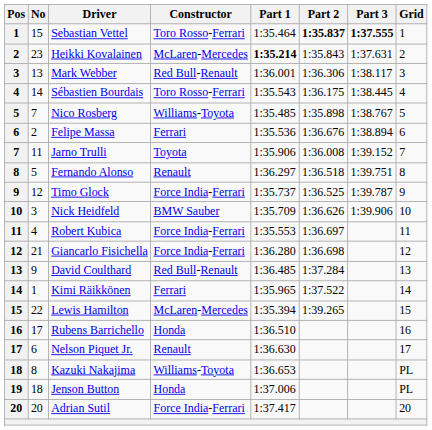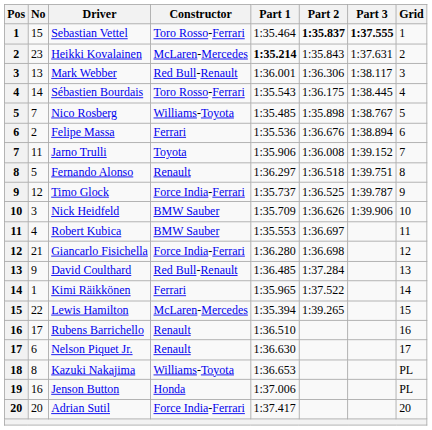(199, 231) Force India-Ferrari -> (186, 231) BMW Sauber
(169, 329) Honda -> (172, 329) Renault
(37, 389) 18 -> (37, 389) 16
